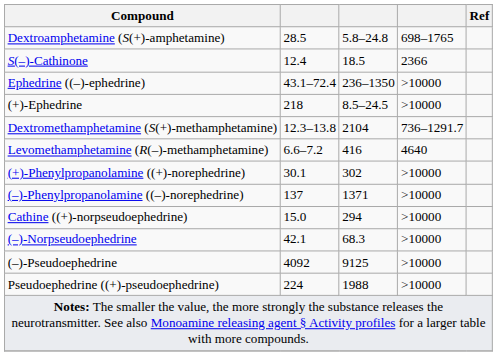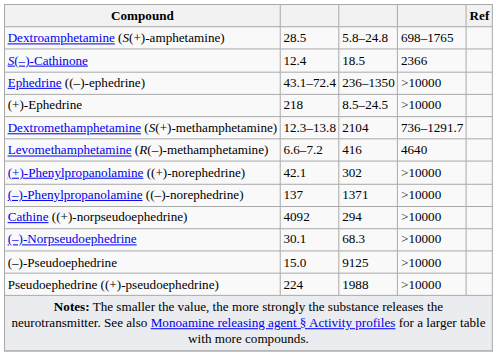(295, 172) 30.1 -> (295, 172) 42.1
(295, 217) 15.0 -> (297, 217) 4092
(295, 239) 42.1 -> (295, 239) 30.1
(297, 262) 4092 -> (295, 262) 15.0
